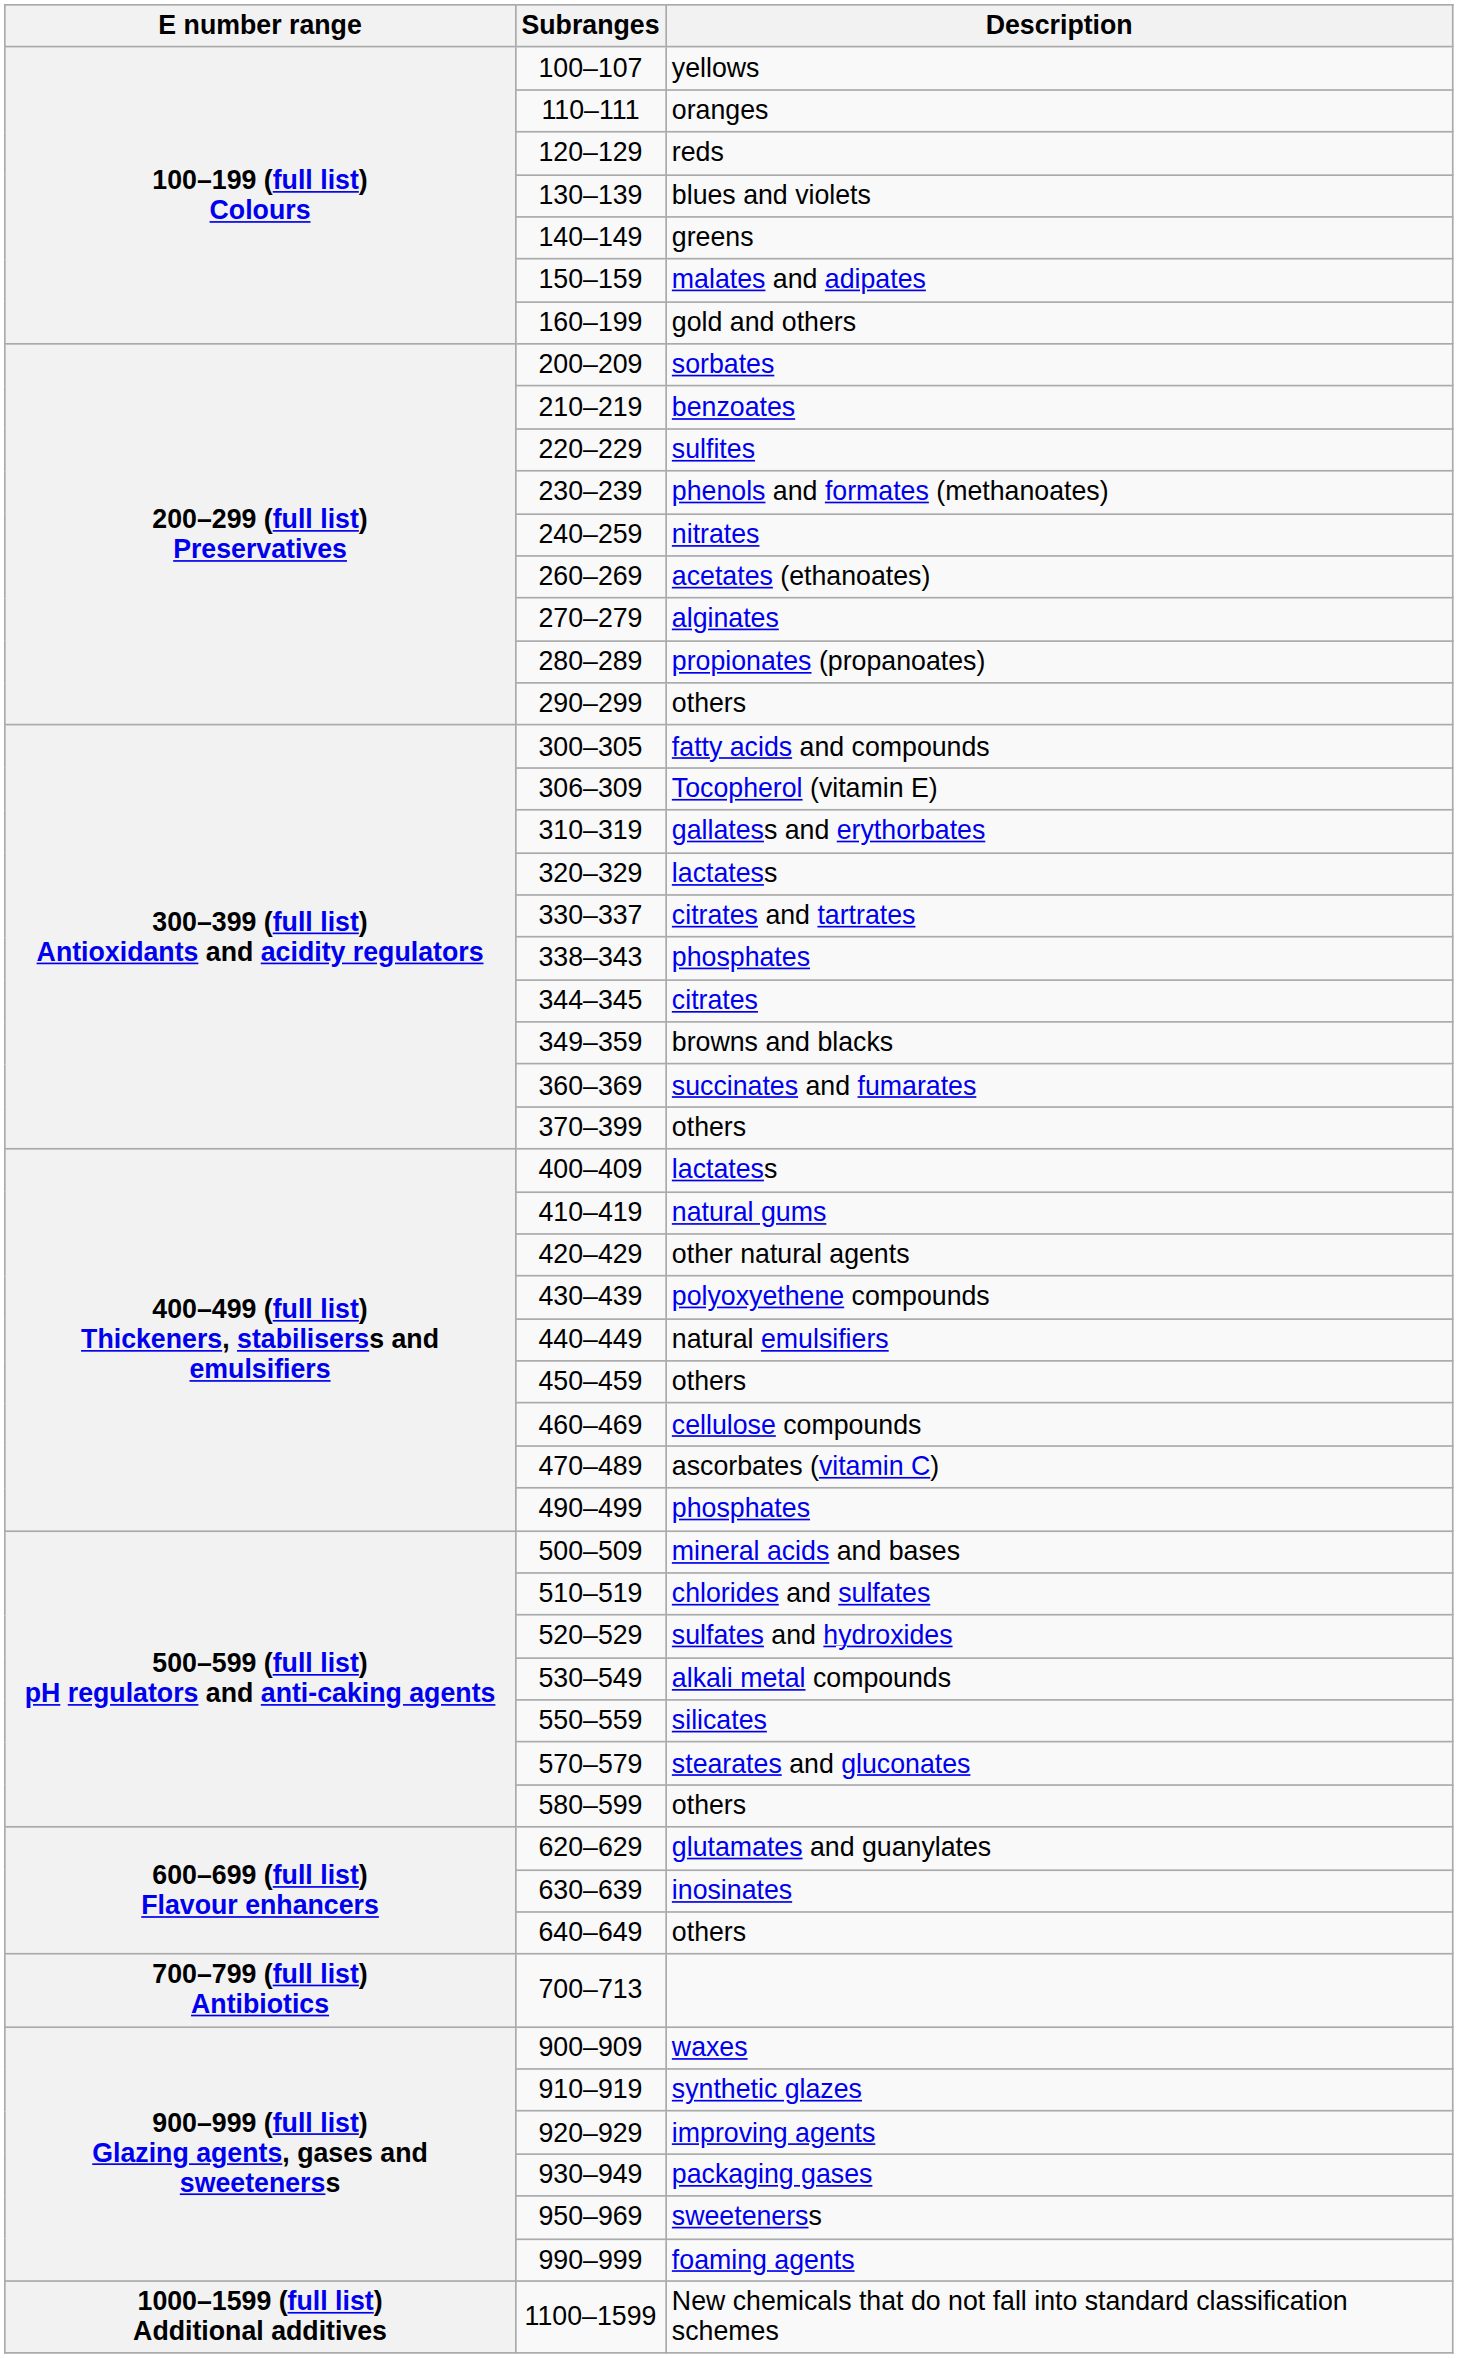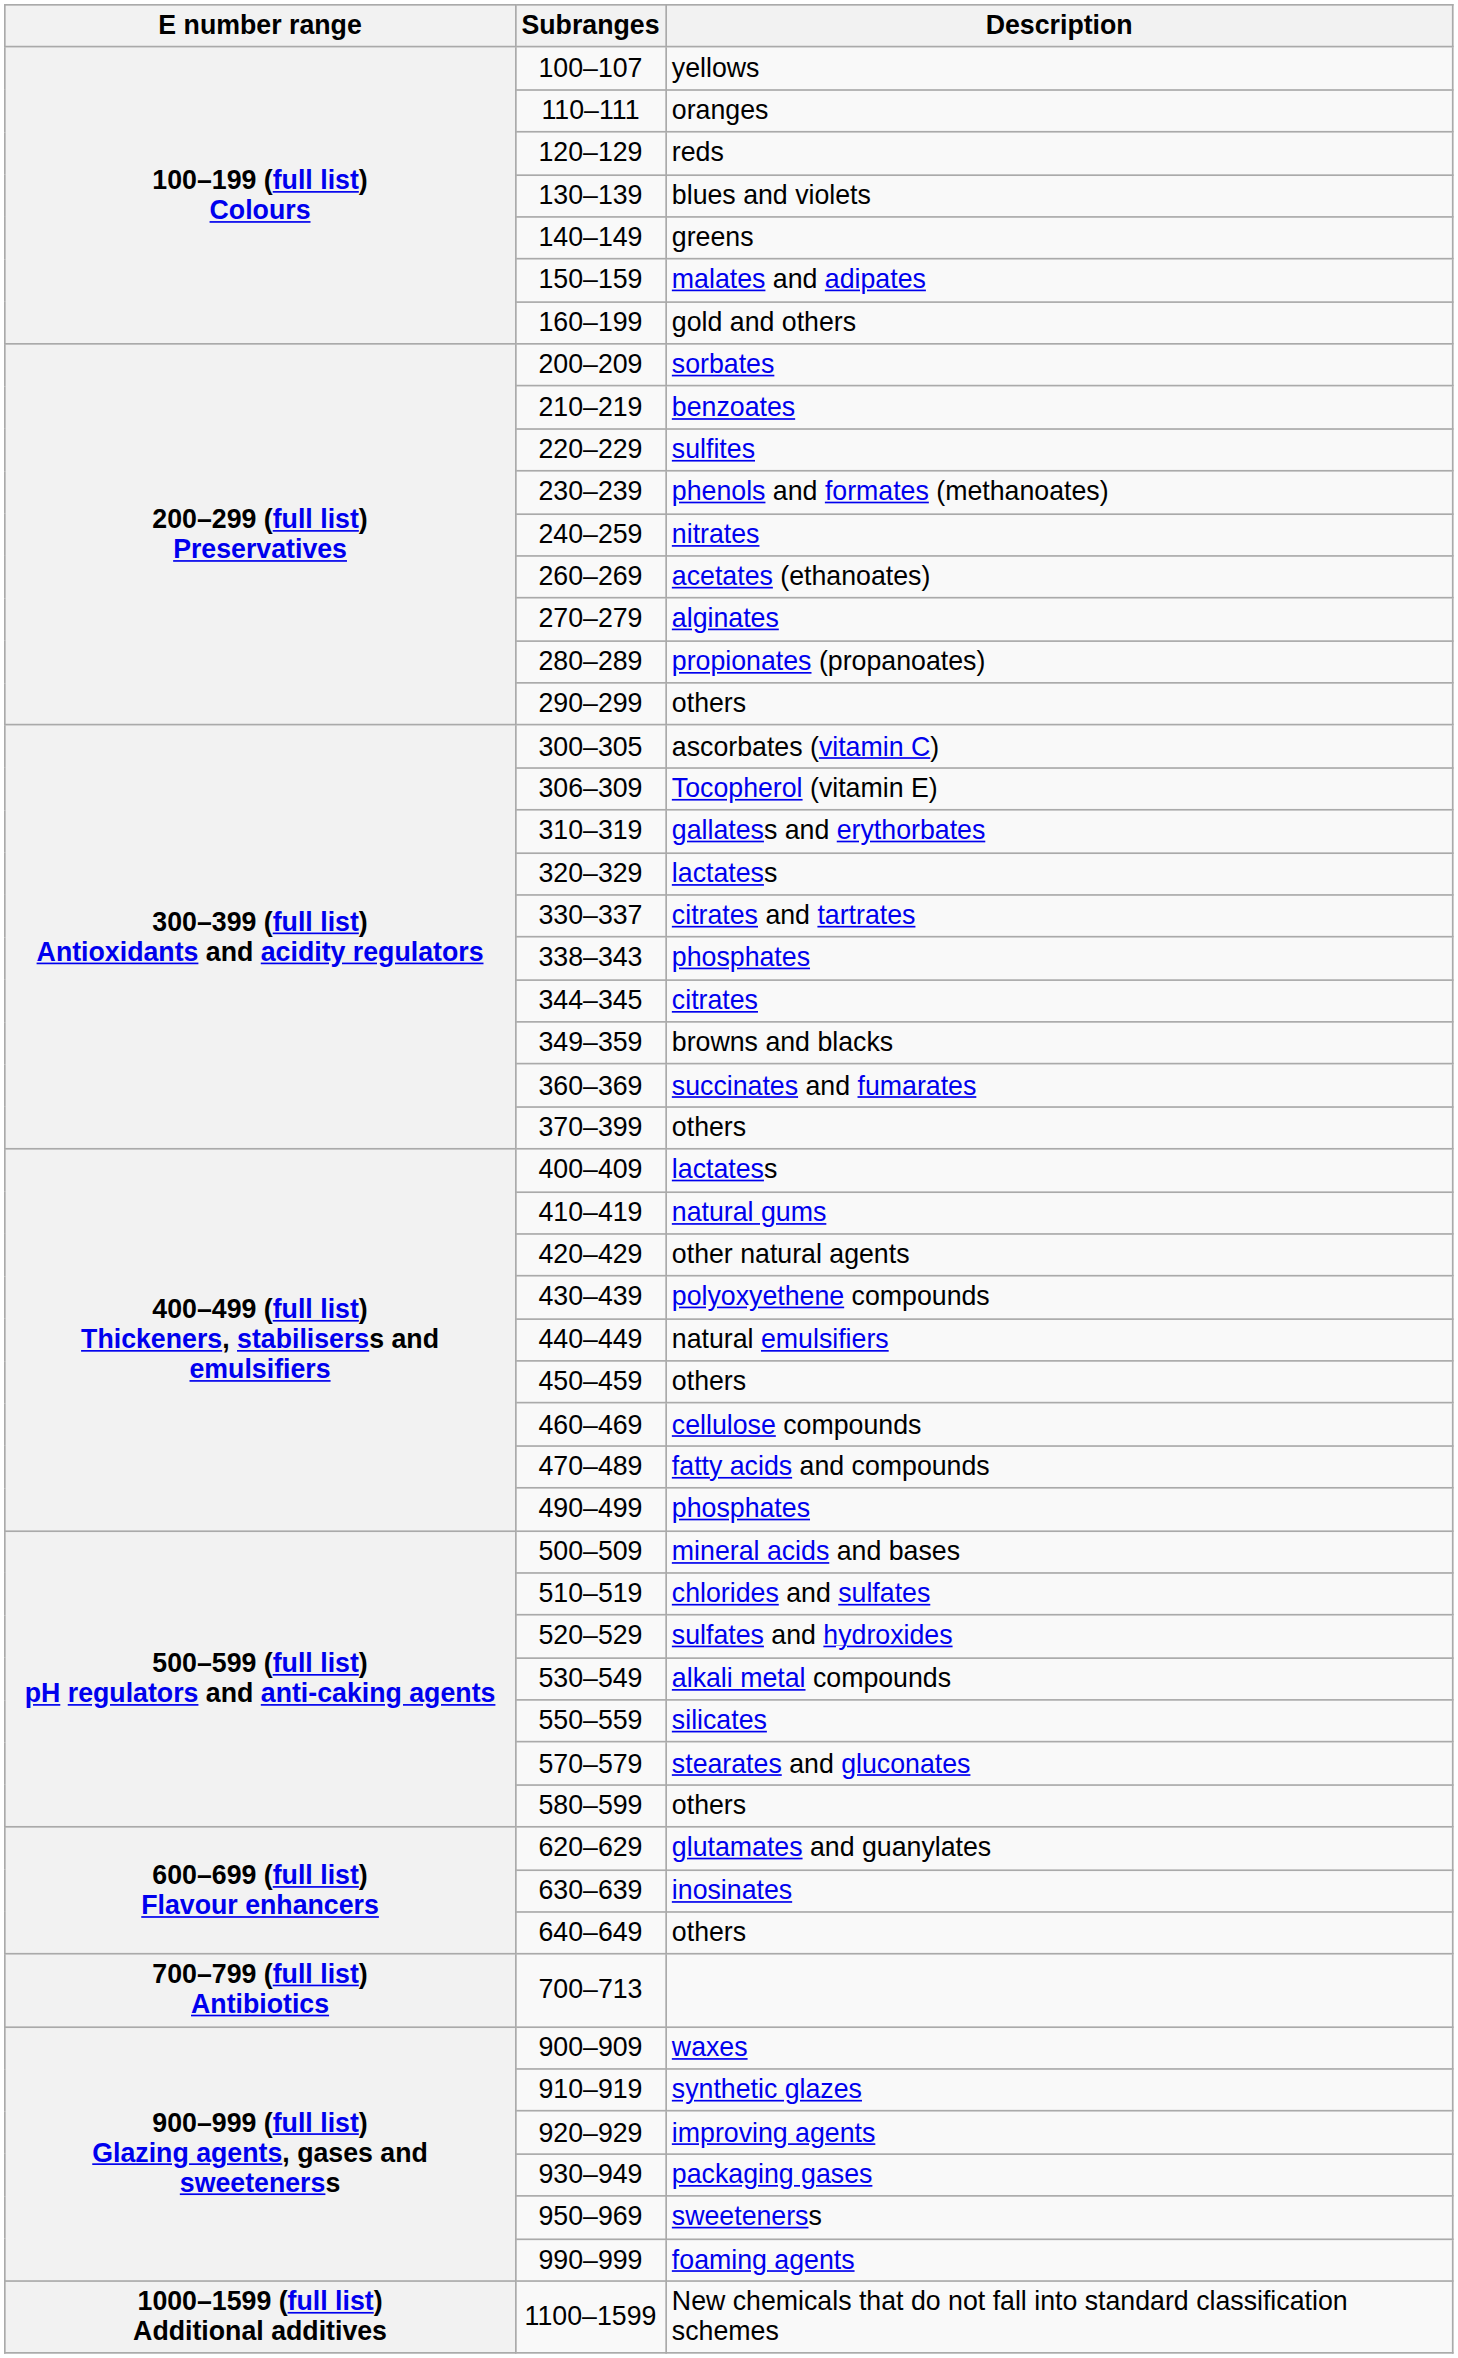(831, 746) fatty acids and compounds -> (805, 746) ascorbates (vitamin C)
(805, 1466) ascorbates (vitamin C) -> (831, 1466) fatty acids and compounds
